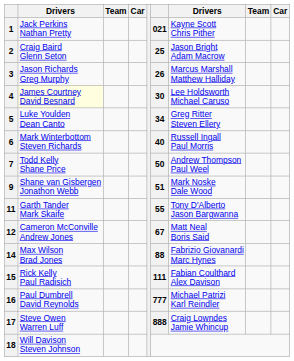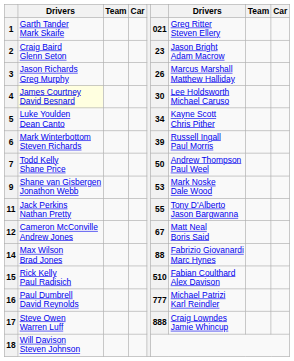(45, 28) Jack Perkins Nathan Pretty -> (44, 28) Garth Tander Mark Skaife
(193, 28) Kayne Scott Chris Pither -> (196, 28) Greg Ritter Steven Ellery
(160, 51) 25 -> (160, 51) 23
(196, 119) Greg Ritter Steven Ellery -> (193, 119) Kayne Scott Chris Pither
(160, 141) 40 -> (160, 141) 39
(160, 187) 51 -> (160, 187) 53
(44, 209) Garth Tander Mark Skaife -> (45, 209) Jack Perkins Nathan Pretty
(160, 277) 111 -> (160, 277) 510
